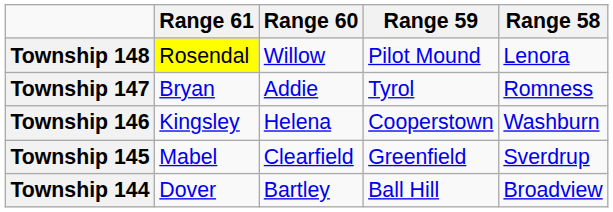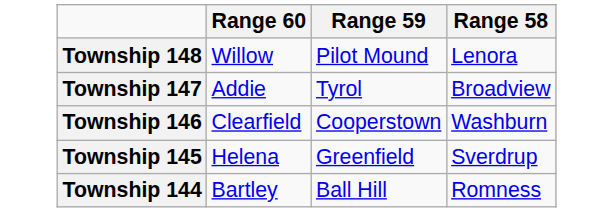- column: (207, 21)
(548, 88) Romness -> (501, 88) Broadview
(297, 122) Helena -> (256, 122) Clearfield
(309, 156) Clearfield -> (245, 156) Helena
(553, 190) Broadview -> (496, 190) Romness
